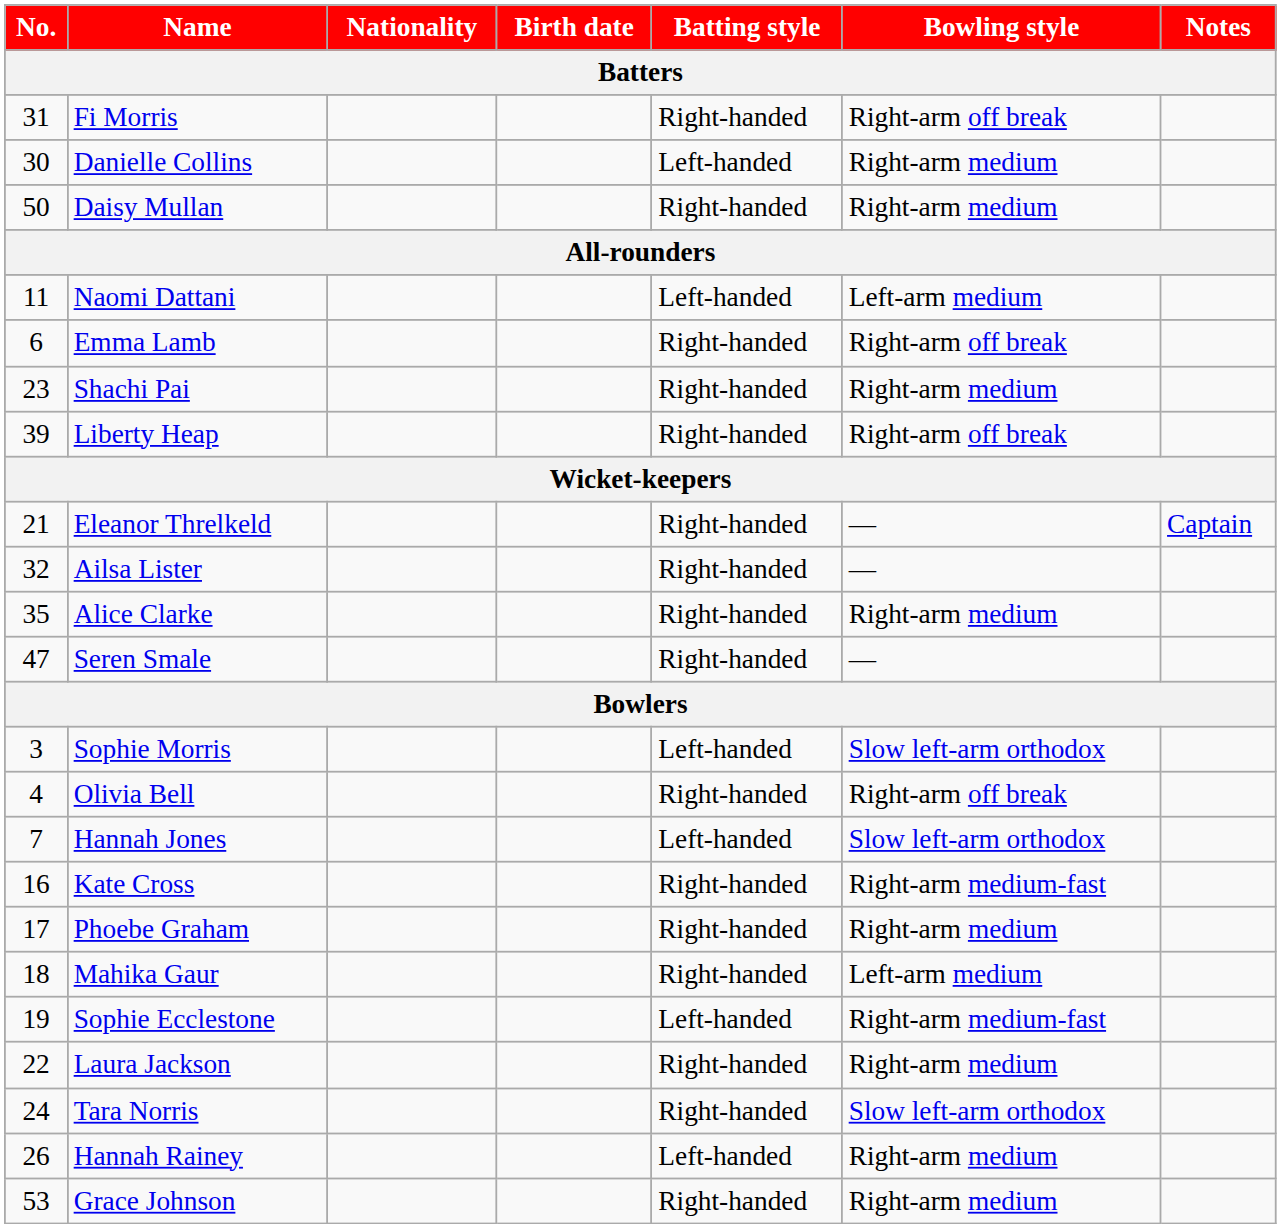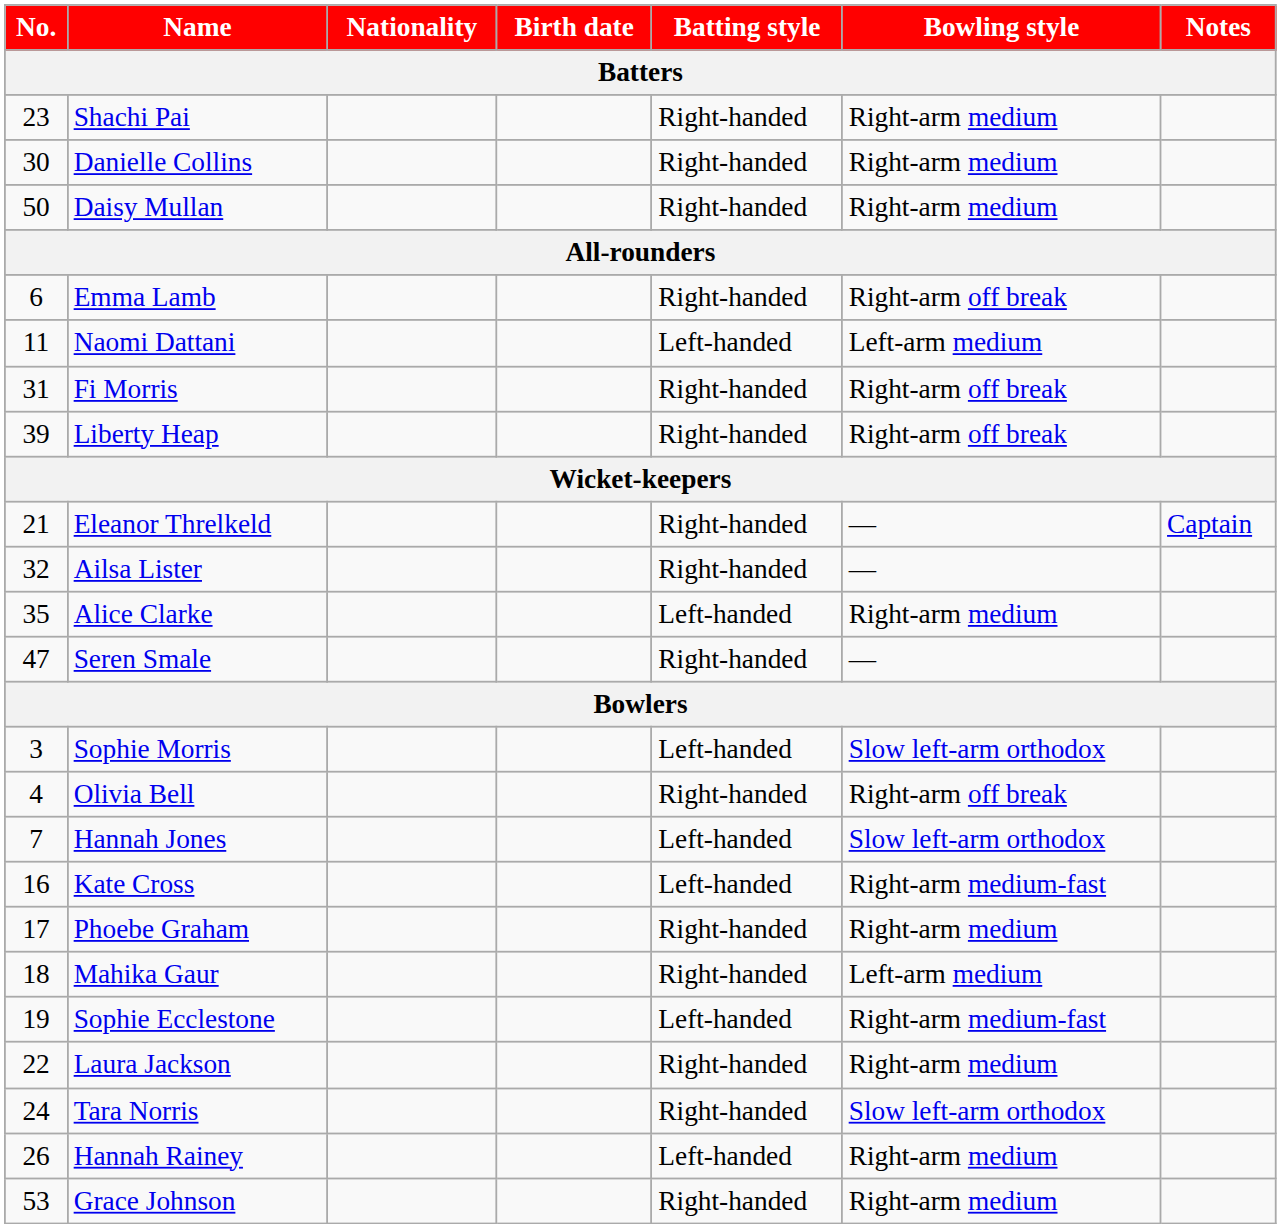rows swapped: (132, 388) <-> (126, 117)
(725, 162) Left-handed -> (733, 162) Right-handed
rows swapped: (148, 343) <-> (155, 297)
(733, 613) Right-handed -> (725, 613) Left-handed
(733, 884) Right-handed -> (725, 884) Left-handed
